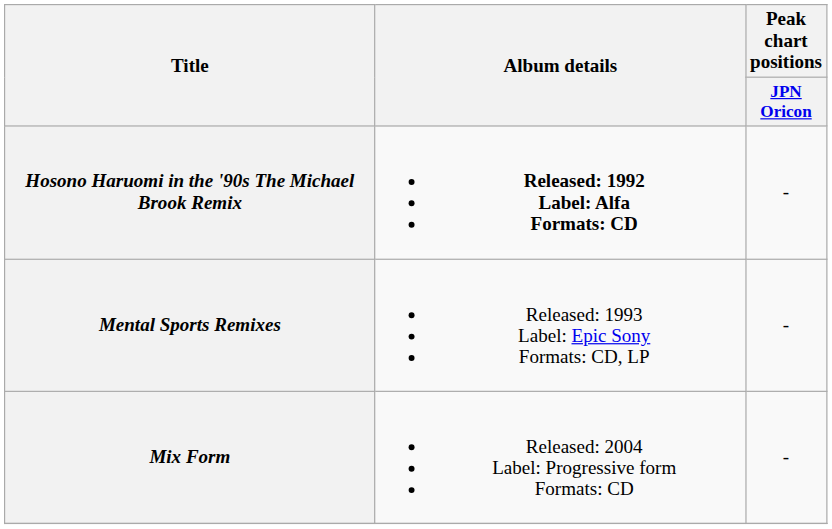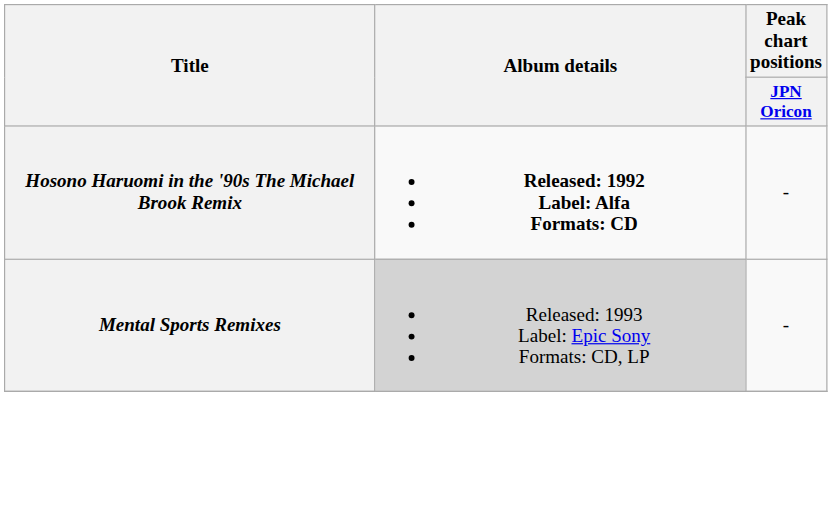(560, 336) no background -> (560, 336) lightgrey background
- row: (190, 457)
